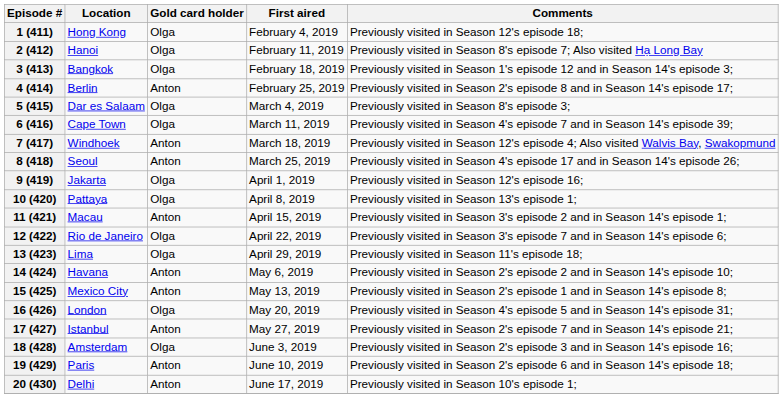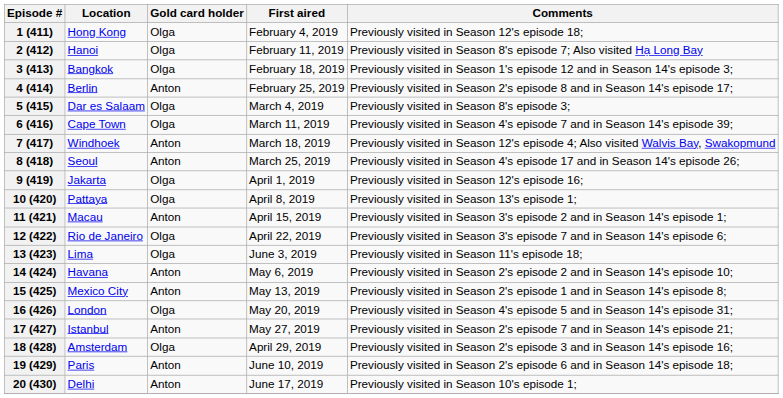(285, 254) April 29, 2019 -> (283, 254) June 3, 2019
(283, 347) June 3, 2019 -> (285, 347) April 29, 2019
